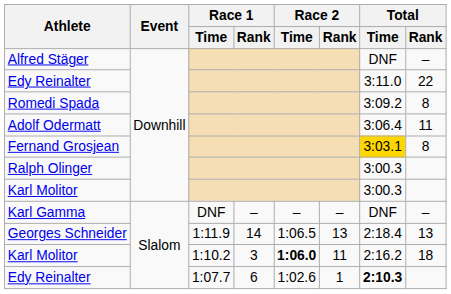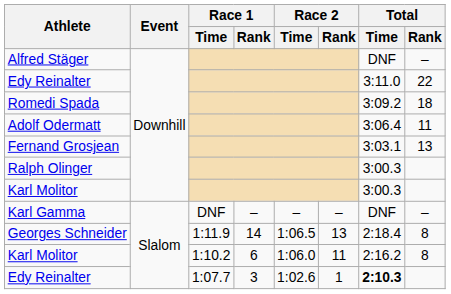(426, 103) 8 -> (425, 103) 18
(383, 147) gold background -> (382, 147) no background
(426, 147) 8 -> (425, 147) 13
(426, 234) 13 -> (425, 234) 8
(254, 256) 3 -> (254, 256) 6
(297, 256) bold -> (296, 256) normal
(426, 256) 18 -> (425, 256) 8
(254, 278) 6 -> (254, 278) 3
